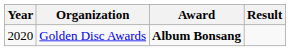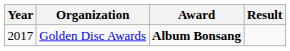(20, 35) 2020 -> (20, 35) 2017
